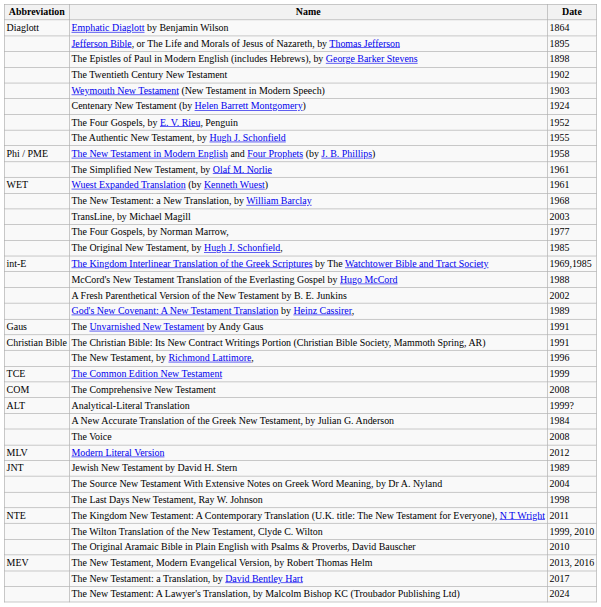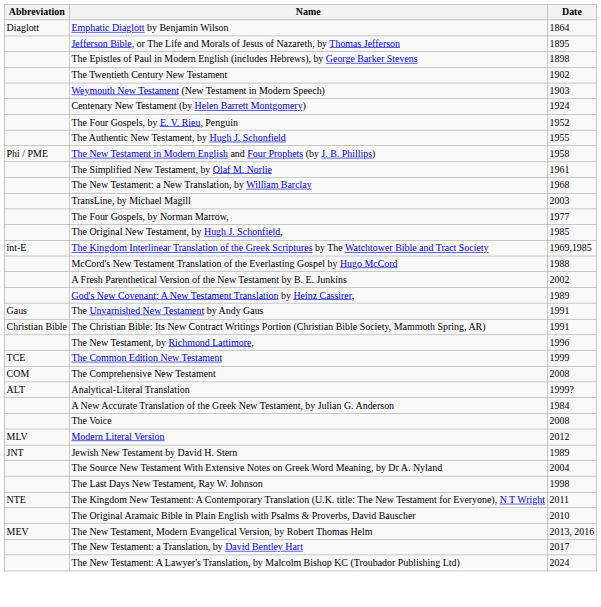- row: (170, 185)
- row: (197, 531)
